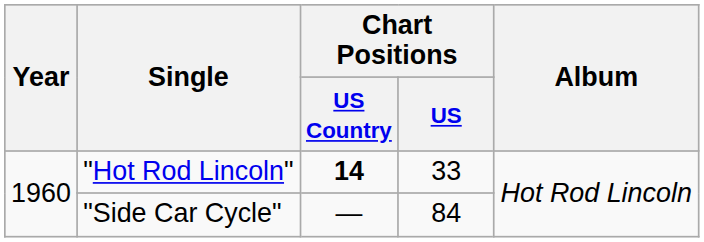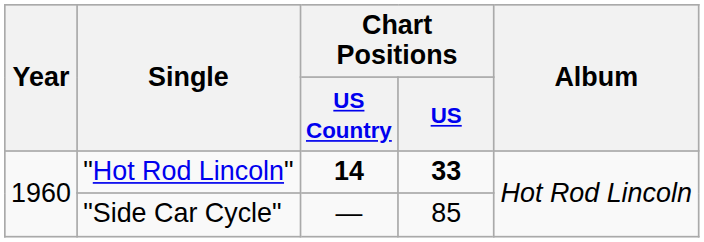(446, 171) normal -> (446, 171) bold
(446, 214) 84 -> (446, 214) 85
